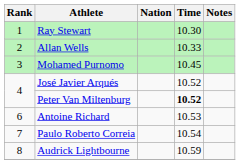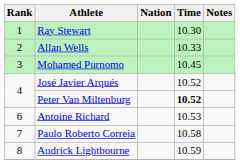(189, 133) 10.54 -> (189, 133) 10.58
